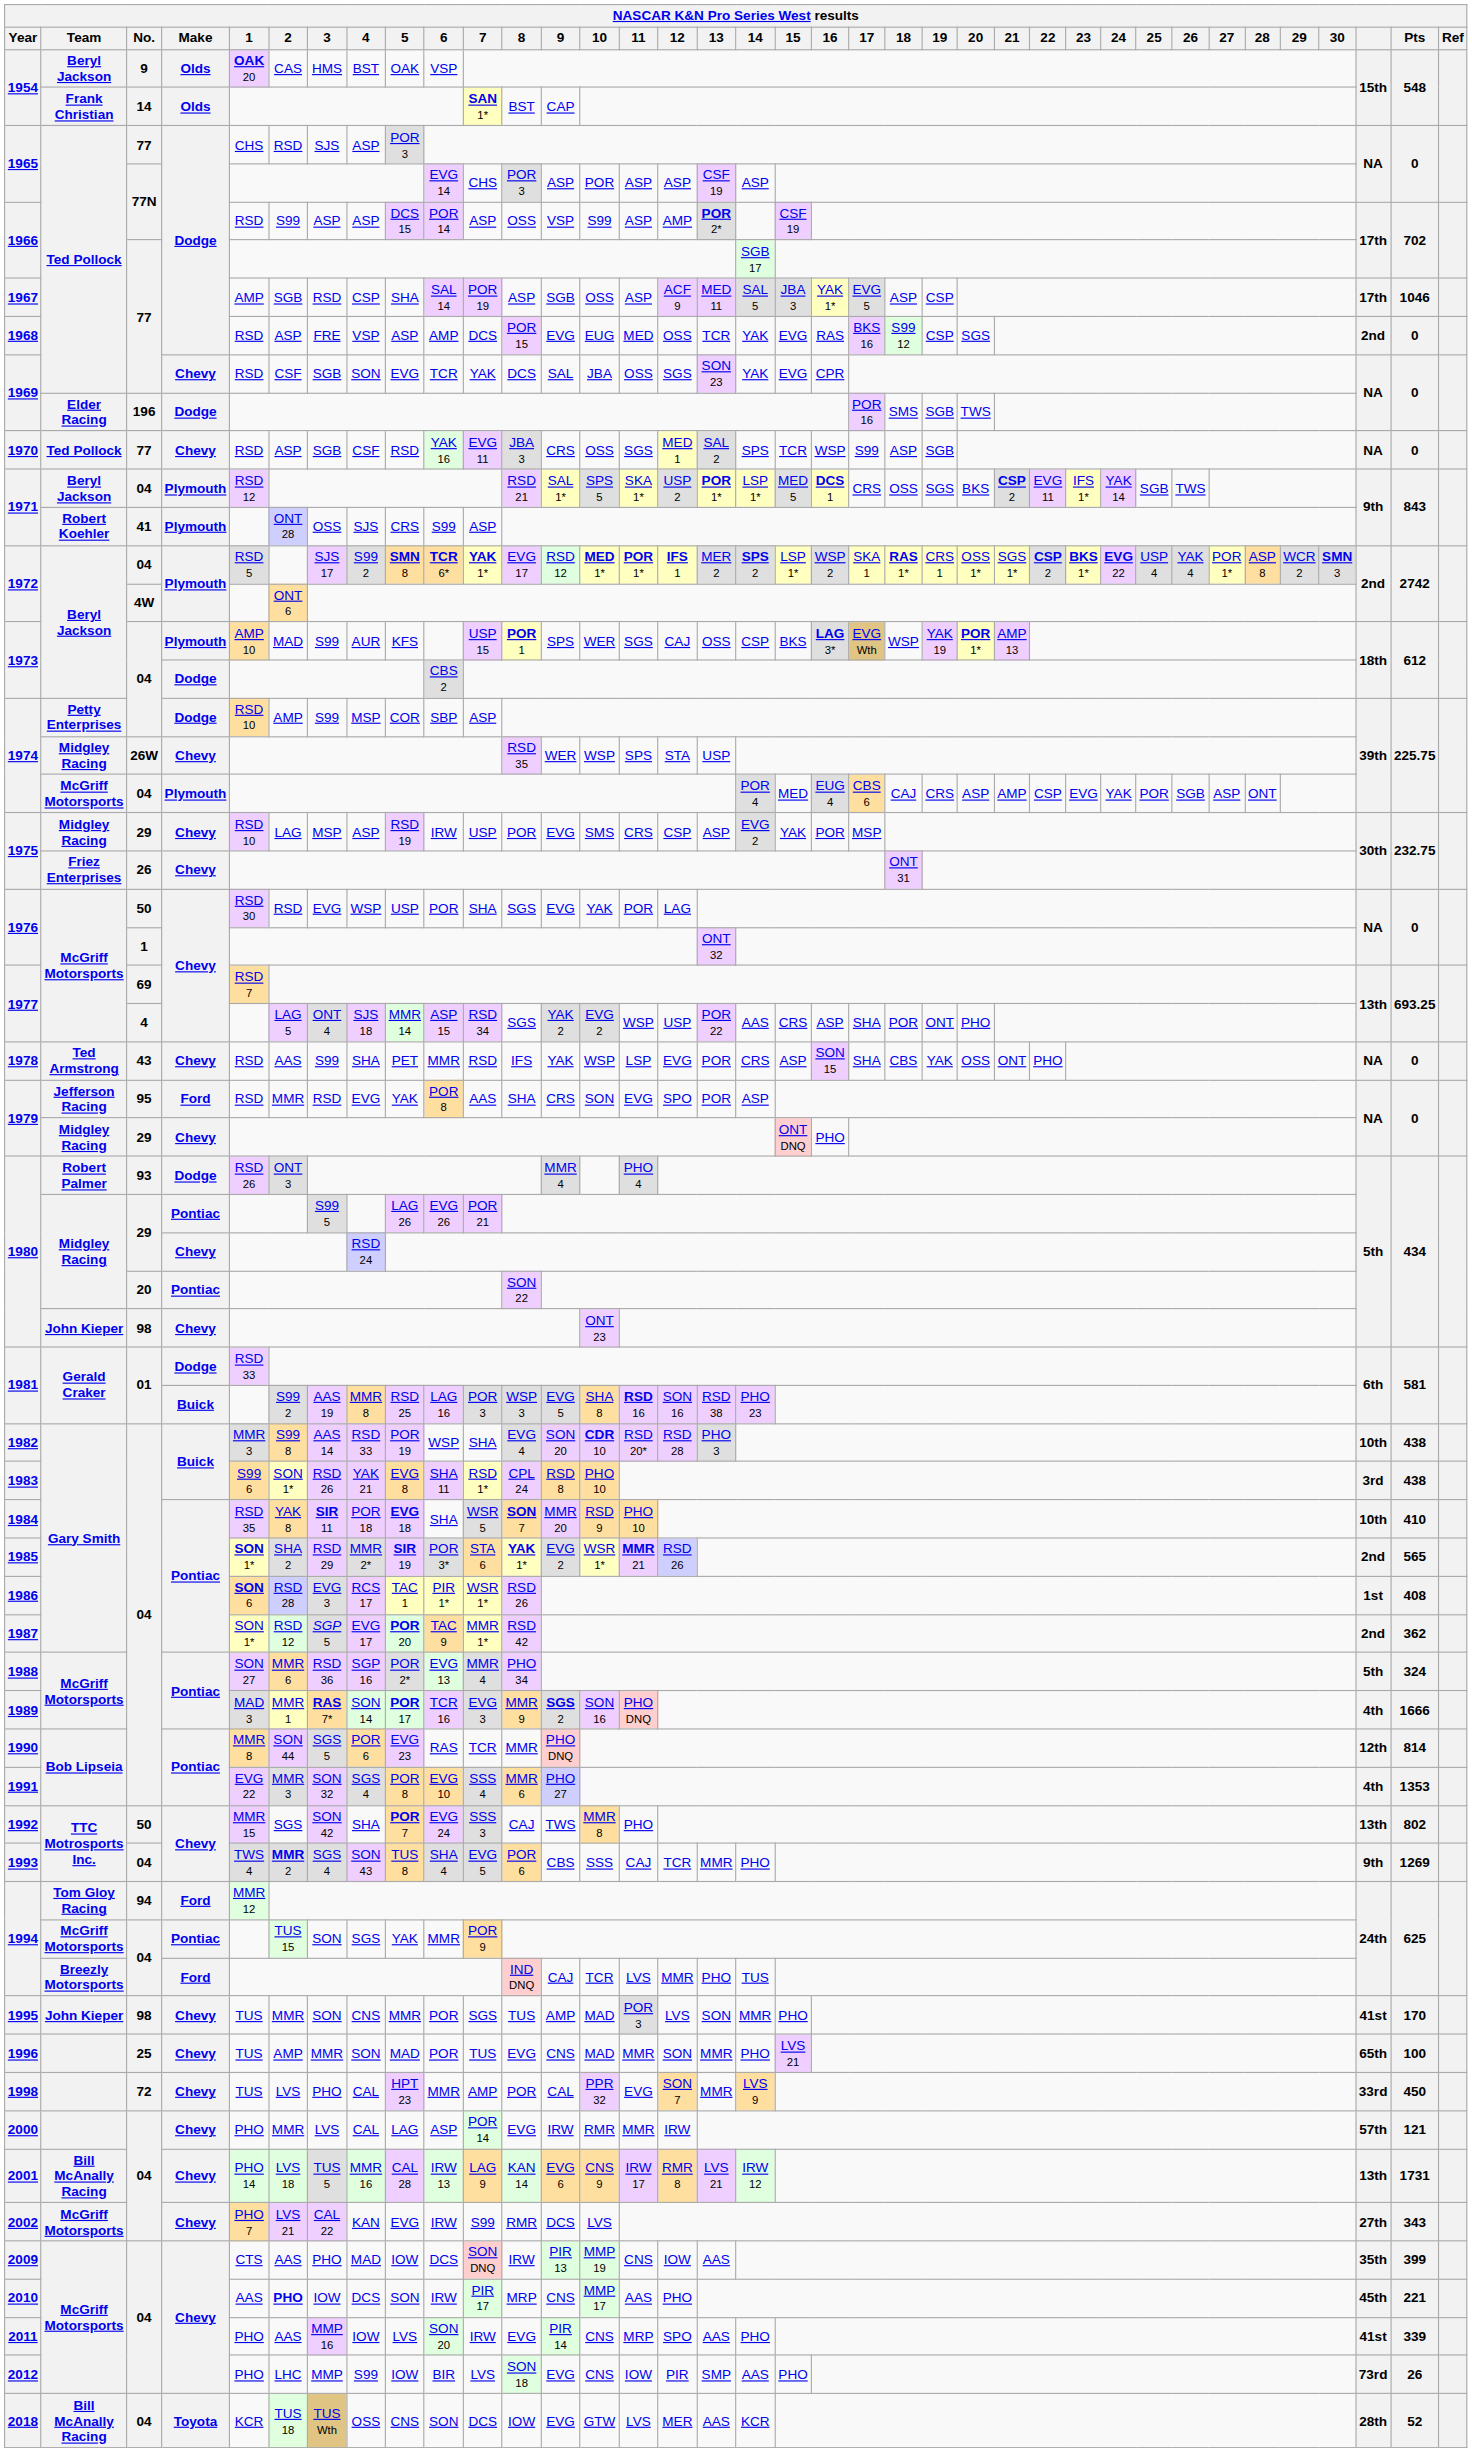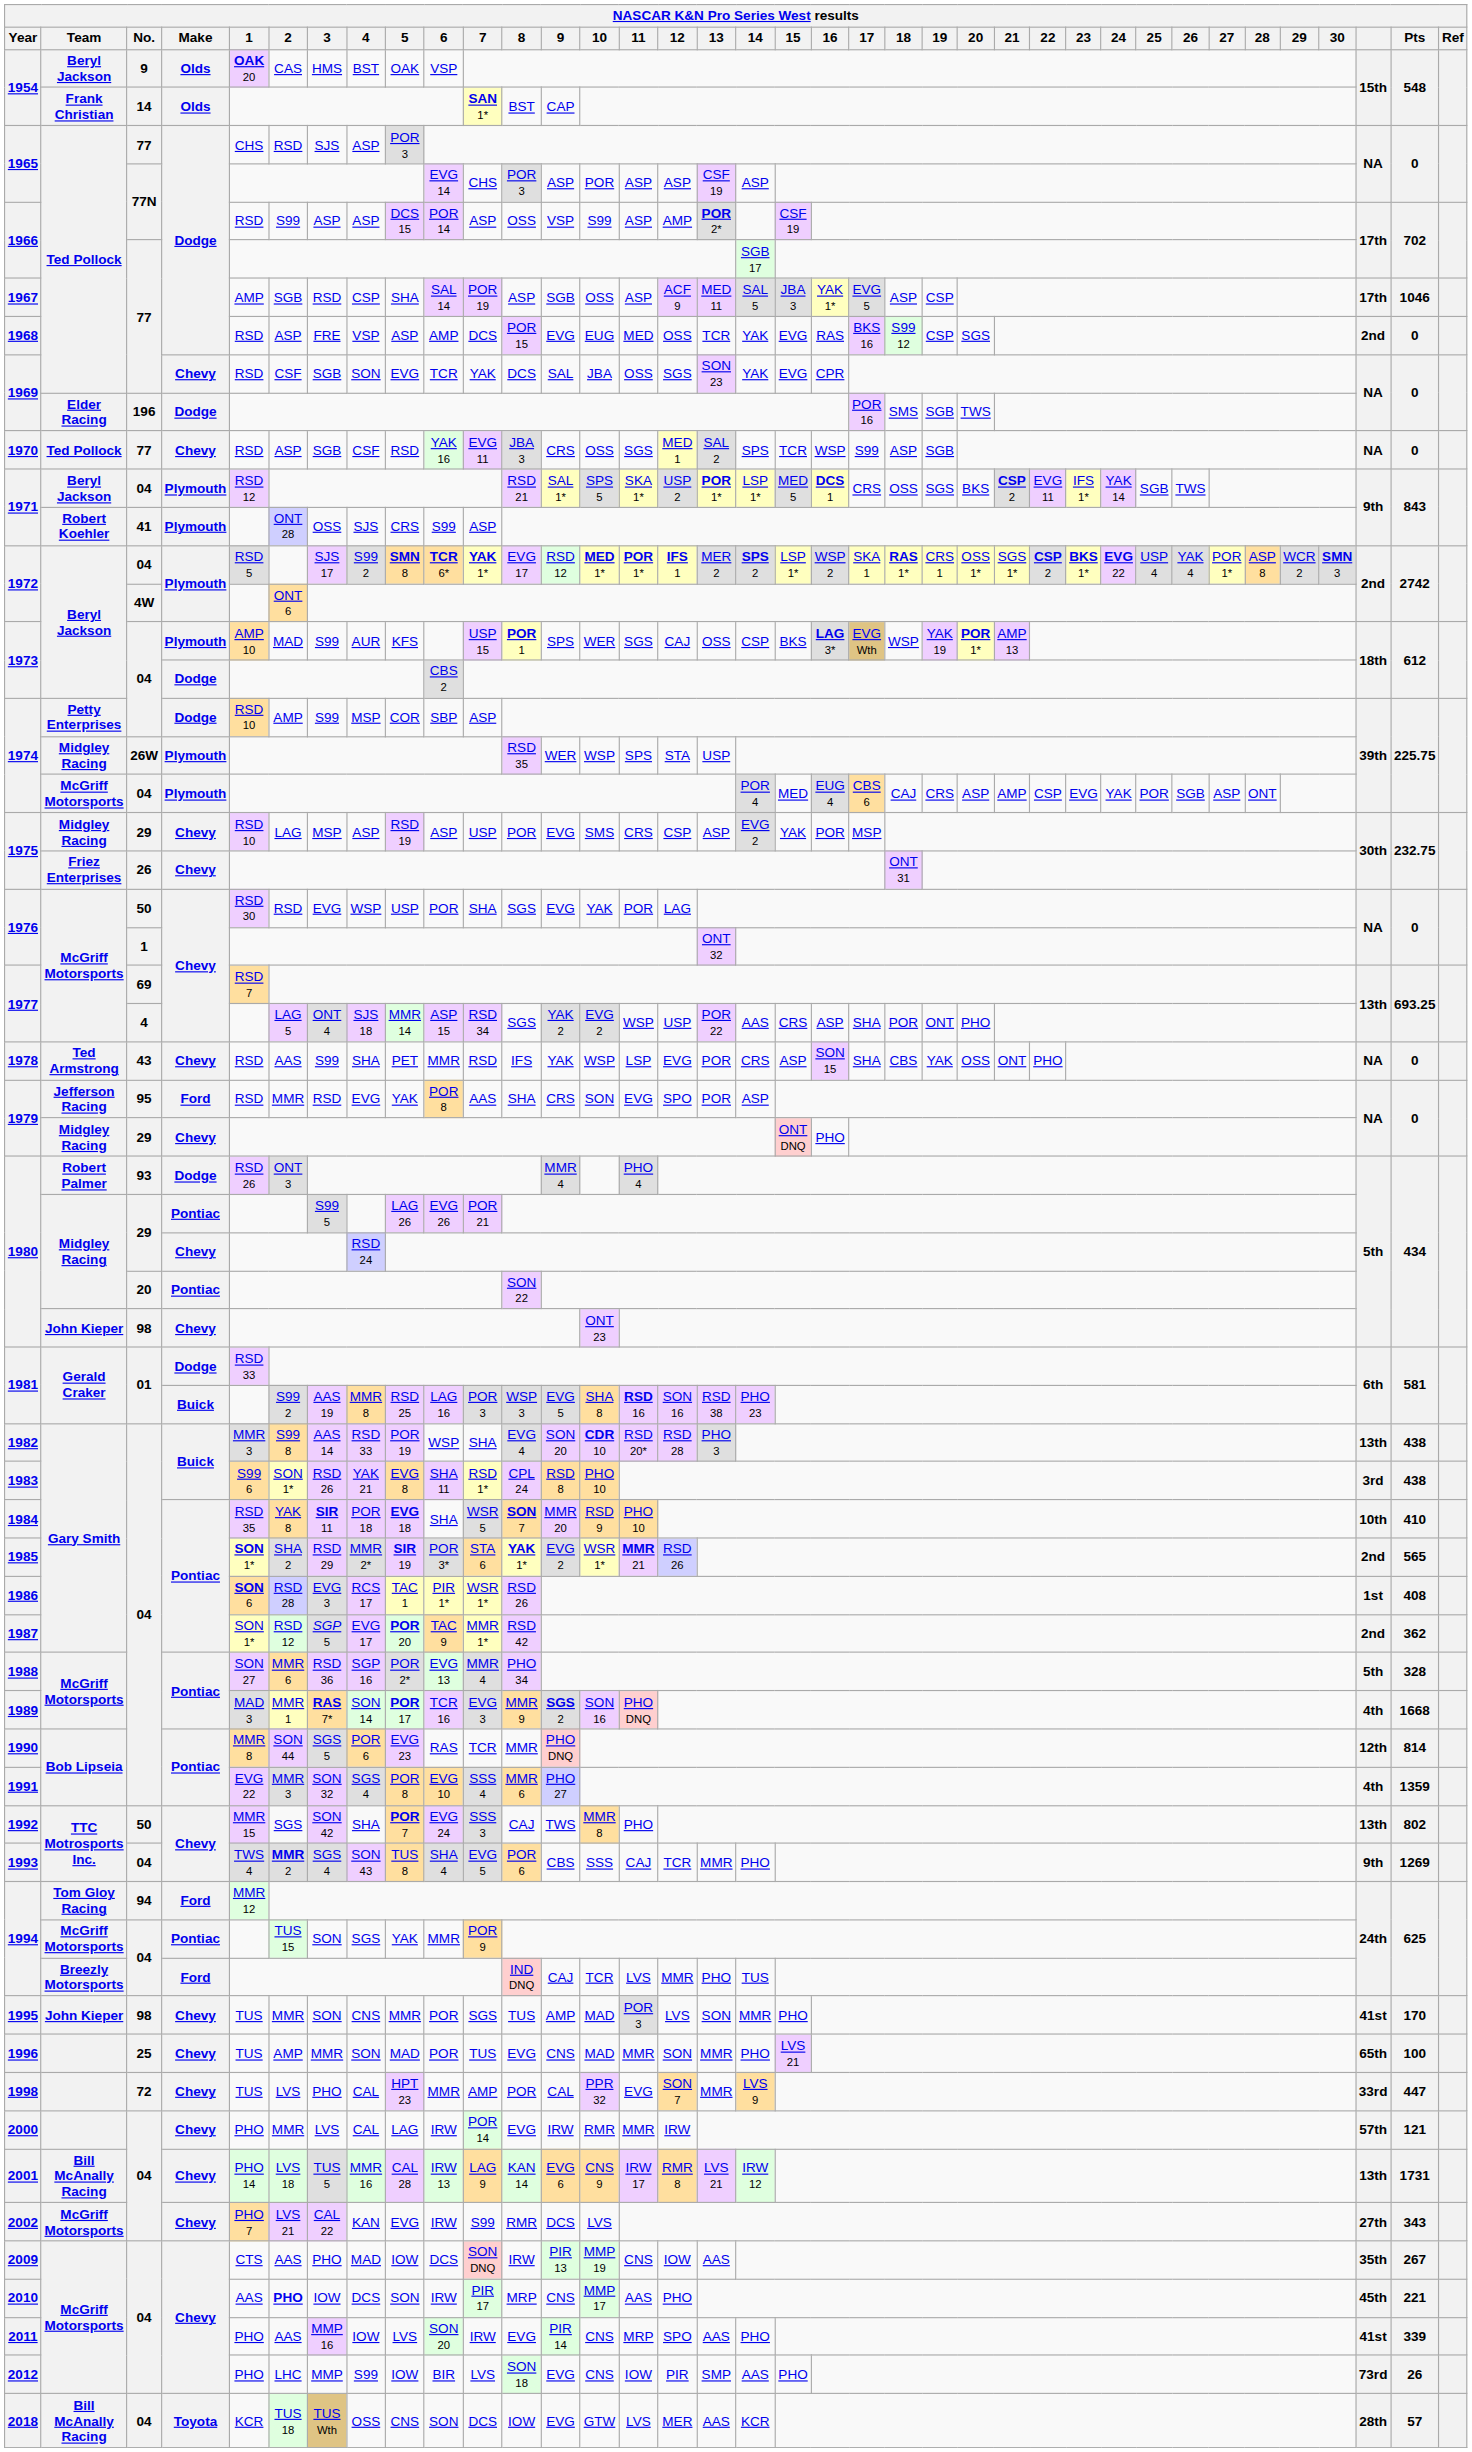(195, 755) Chevy -> (195, 755) Plymouth
(444, 832) IRW -> (444, 832) ASP
(1373, 1443) 10th -> (1373, 1443) 13th
(1415, 1672) 324 -> (1415, 1672) 328
(1415, 1710) 1666 -> (1415, 1710) 1668
(1415, 1786) 1353 -> (1415, 1786) 1359
(1415, 2092) 450 -> (1415, 2092) 447
(444, 2130) ASP -> (444, 2130) IRW
(1415, 2260) 399 -> (1415, 2260) 267
(1415, 2421) 52 -> (1415, 2421) 57
